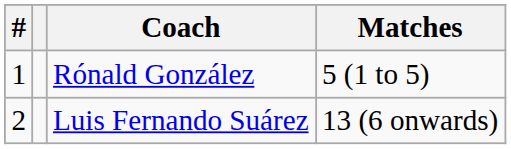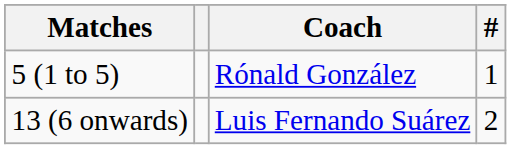columns swapped: (19, 27) <-> (410, 27)
